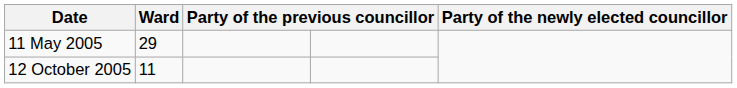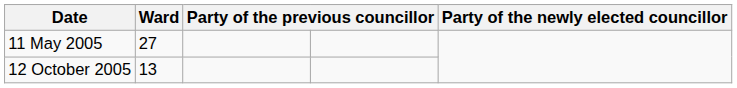(148, 43) 29 -> (148, 43) 27
(147, 69) 11 -> (148, 69) 13
